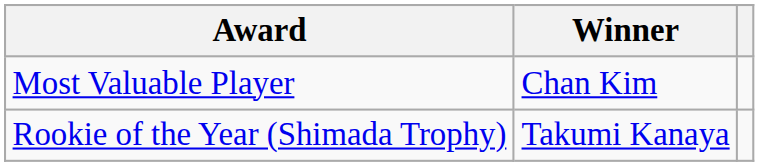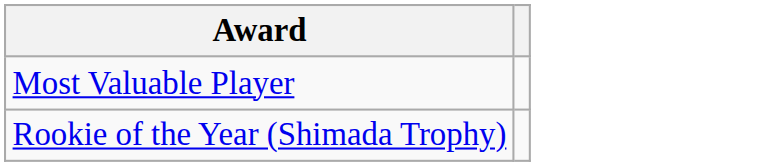- column: (626, 30)
